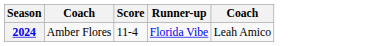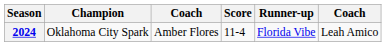+ column: (98, 13)
